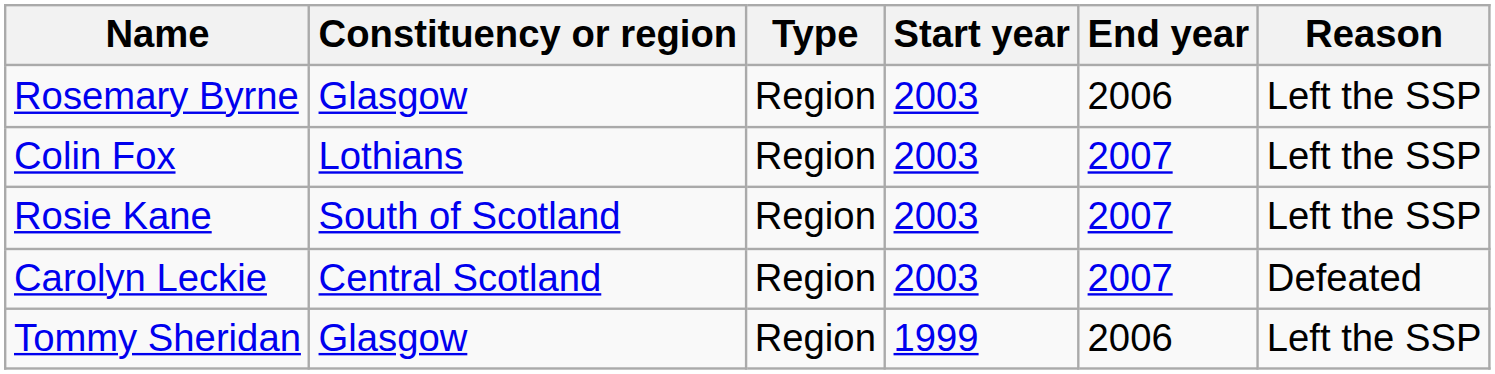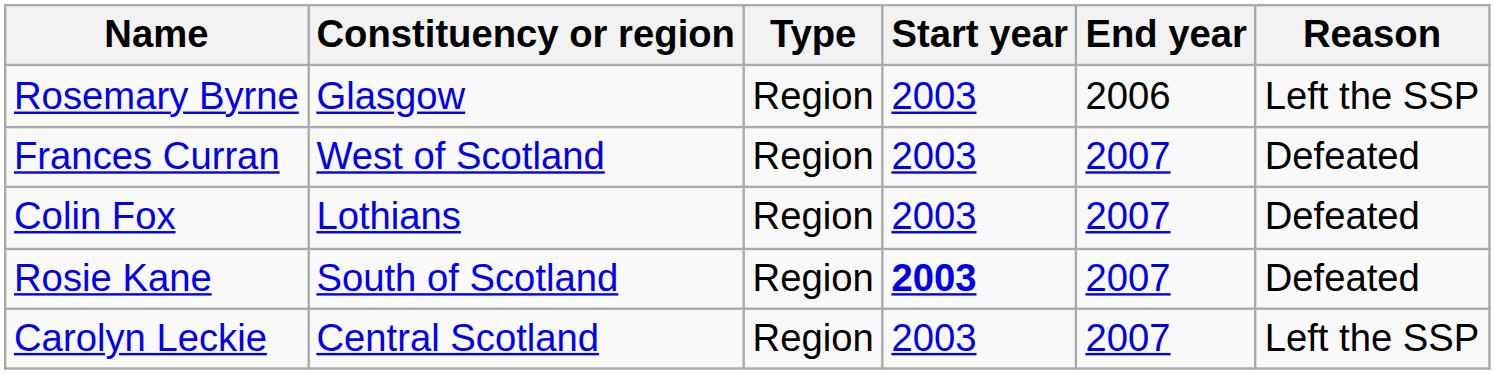+ row: (147, 156)
(1374, 156) Left the SSP -> (1342, 216) Defeated
(936, 216) normal -> (934, 277) bold
(1374, 216) Left the SSP -> (1342, 277) Defeated
(1344, 277) Defeated -> (1372, 338) Left the SSP
- row: (157, 338)
